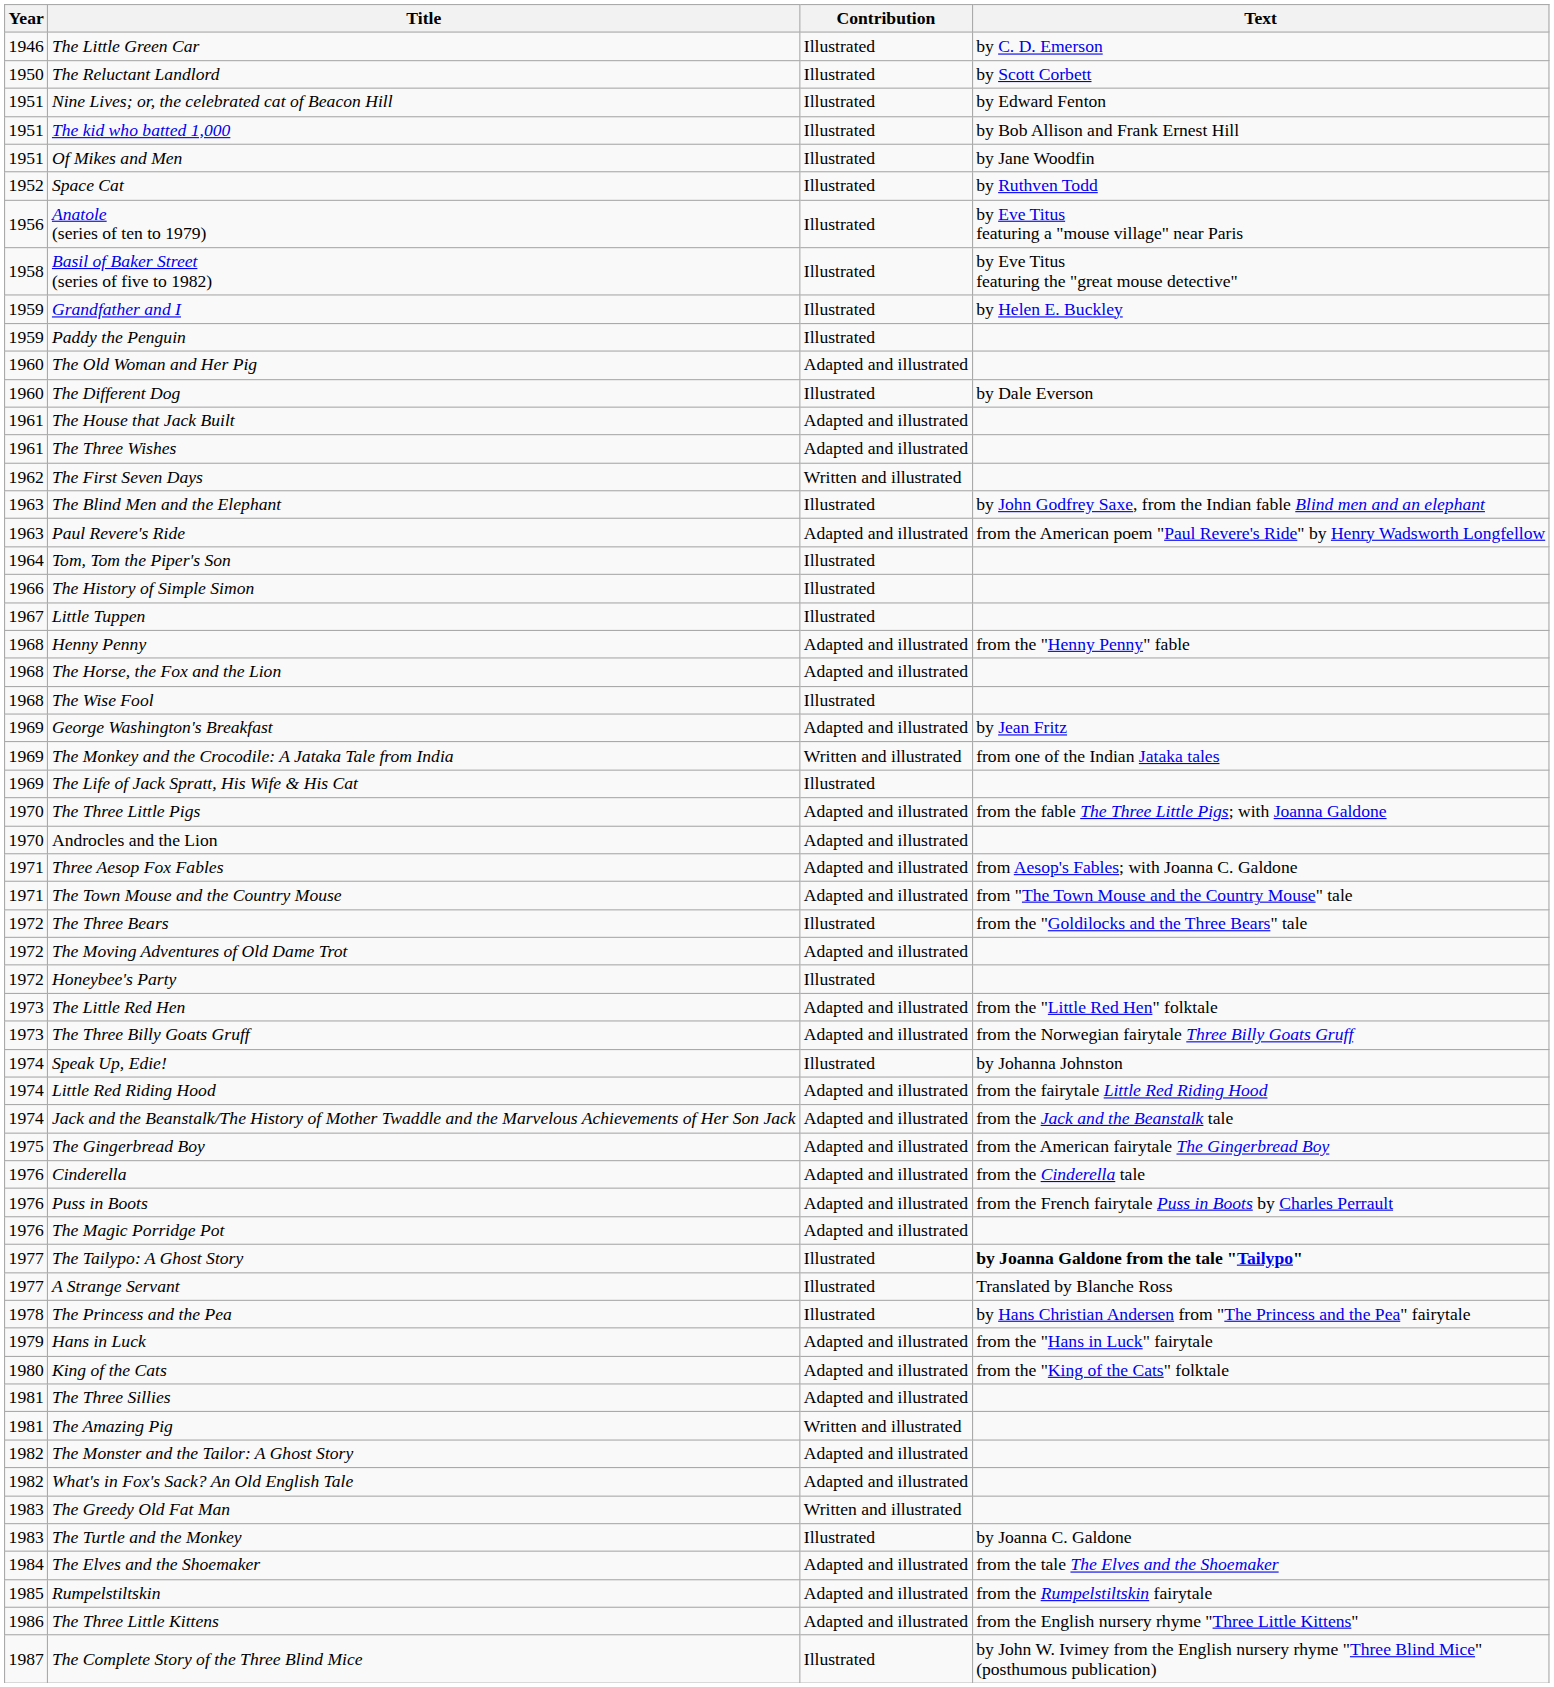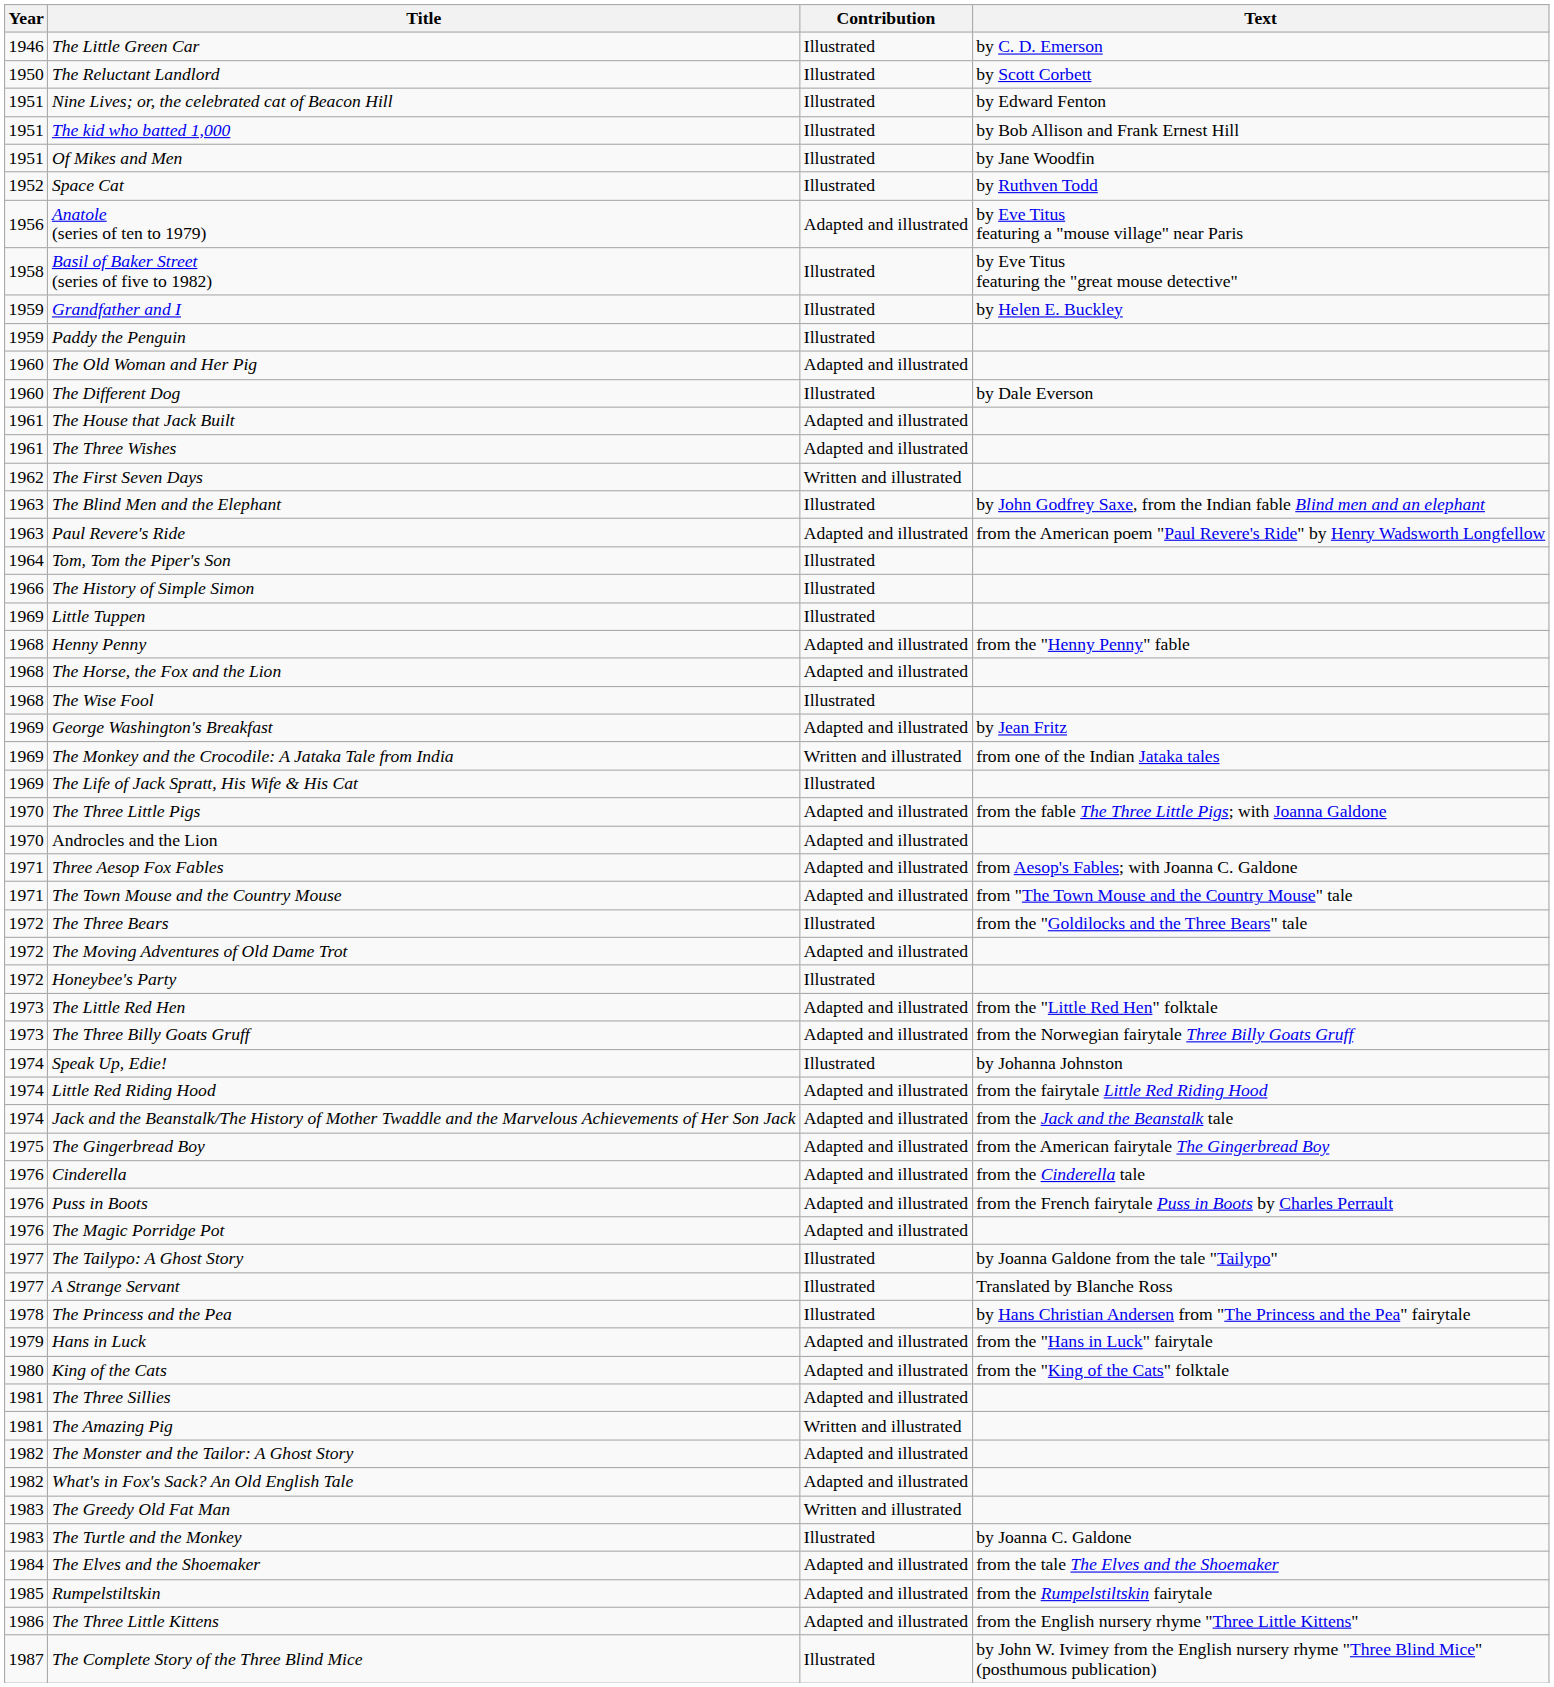(839, 223) Illustrated -> (886, 223) Adapted and illustrated
(26, 616) 1967 -> (26, 616) 1969
(1139, 1258) bold -> (1127, 1258) normal
